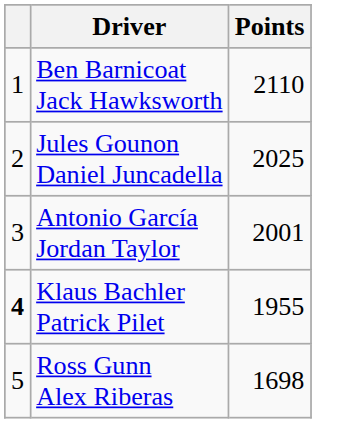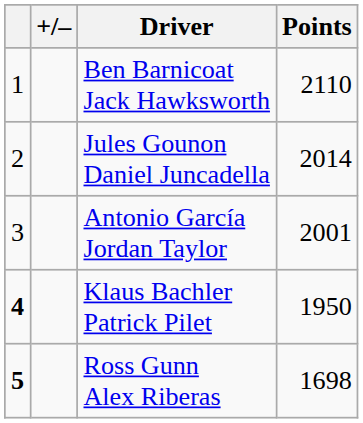+ column: (54, 26)
(278, 158) 2025 -> (326, 158) 2014
(278, 307) 1955 -> (326, 307) 1950
(17, 381) normal -> (17, 381) bold
